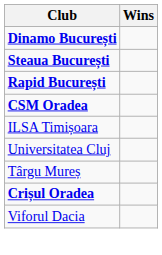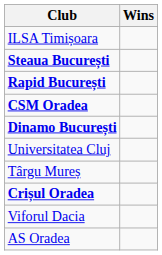rows swapped: (62, 37) <-> (53, 127)
+ row: (39, 238)
